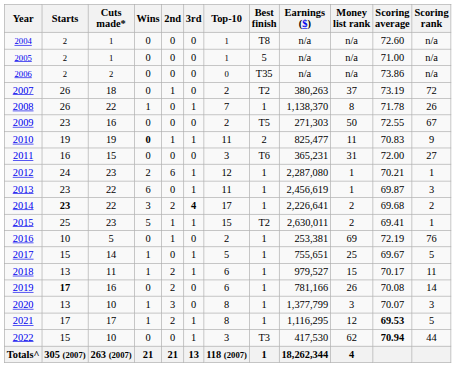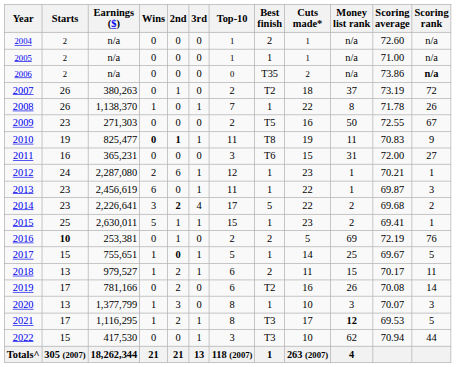columns swapped: (111, 18) <-> (305, 18)
(264, 40) T8 -> (270, 40) 2
(264, 57) 5 -> (270, 57) 1
(432, 73) normal -> (432, 73) bold
(173, 139) normal -> (178, 139) bold
(264, 139) 2 -> (270, 139) T8
(65, 205) bold -> (65, 205) normal
(173, 205) normal -> (178, 205) bold
(194, 205) bold -> (199, 205) normal
(264, 205) 1 -> (270, 205) 5
(264, 222) T2 -> (270, 222) 1
(65, 238) normal -> (65, 238) bold
(264, 238) 1 -> (270, 238) 2
(173, 255) normal -> (178, 255) bold
(264, 271) 1 -> (270, 271) 2
(65, 288) bold -> (65, 288) normal
(264, 288) 1 -> (270, 288) T2
(264, 321) 1 -> (270, 321) T3
(352, 321) normal -> (352, 321) bold
(392, 321) bold -> (392, 321) normal
(392, 337) bold -> (392, 337) normal
